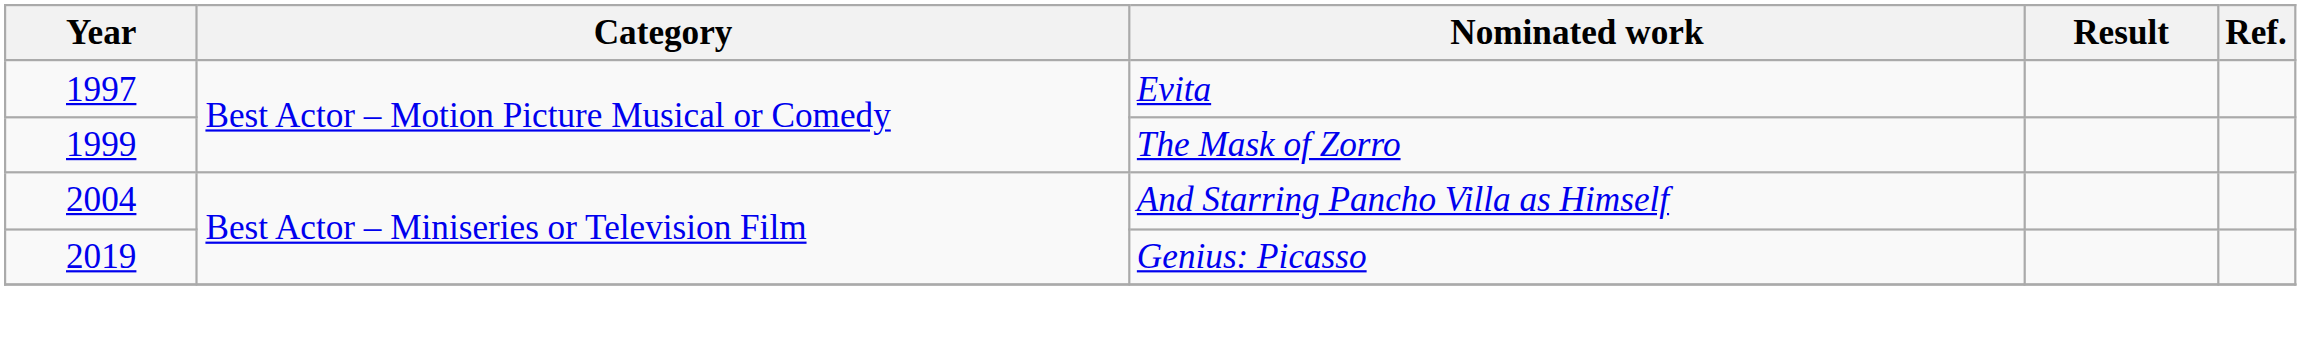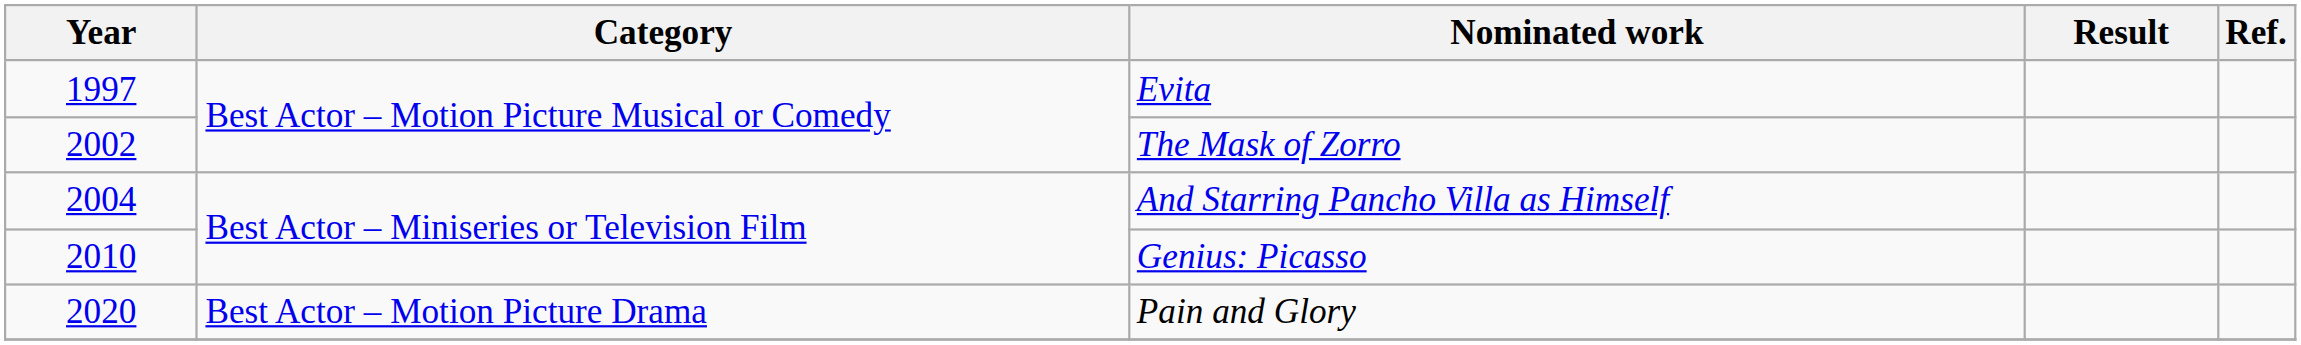(101, 144) 1999 -> (101, 144) 2002
(101, 255) 2019 -> (101, 255) 2010
+ row: (1246, 311)
